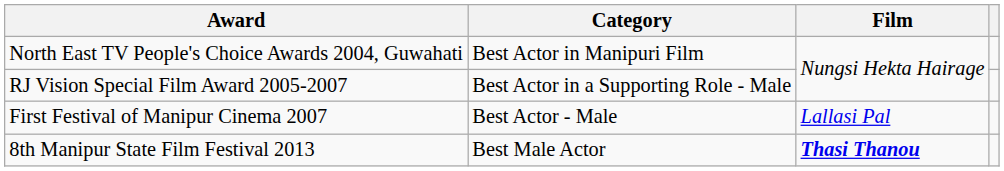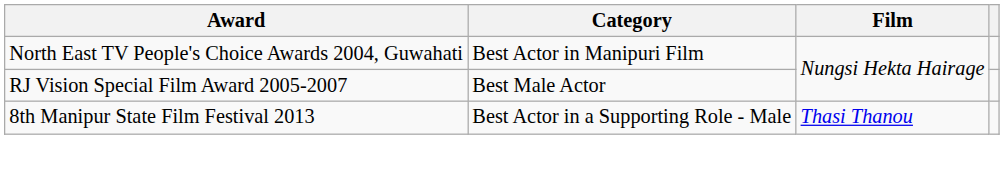(632, 85) Best Actor in a Supporting Role - Male -> (539, 85) Best Male Actor
- row: (168, 117)
(539, 149) Best Male Actor -> (632, 117) Best Actor in a Supporting Role - Male
(860, 149) bold -> (857, 117) normal
